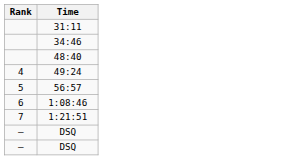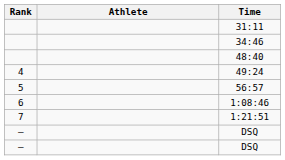+ column: (128, 12)
